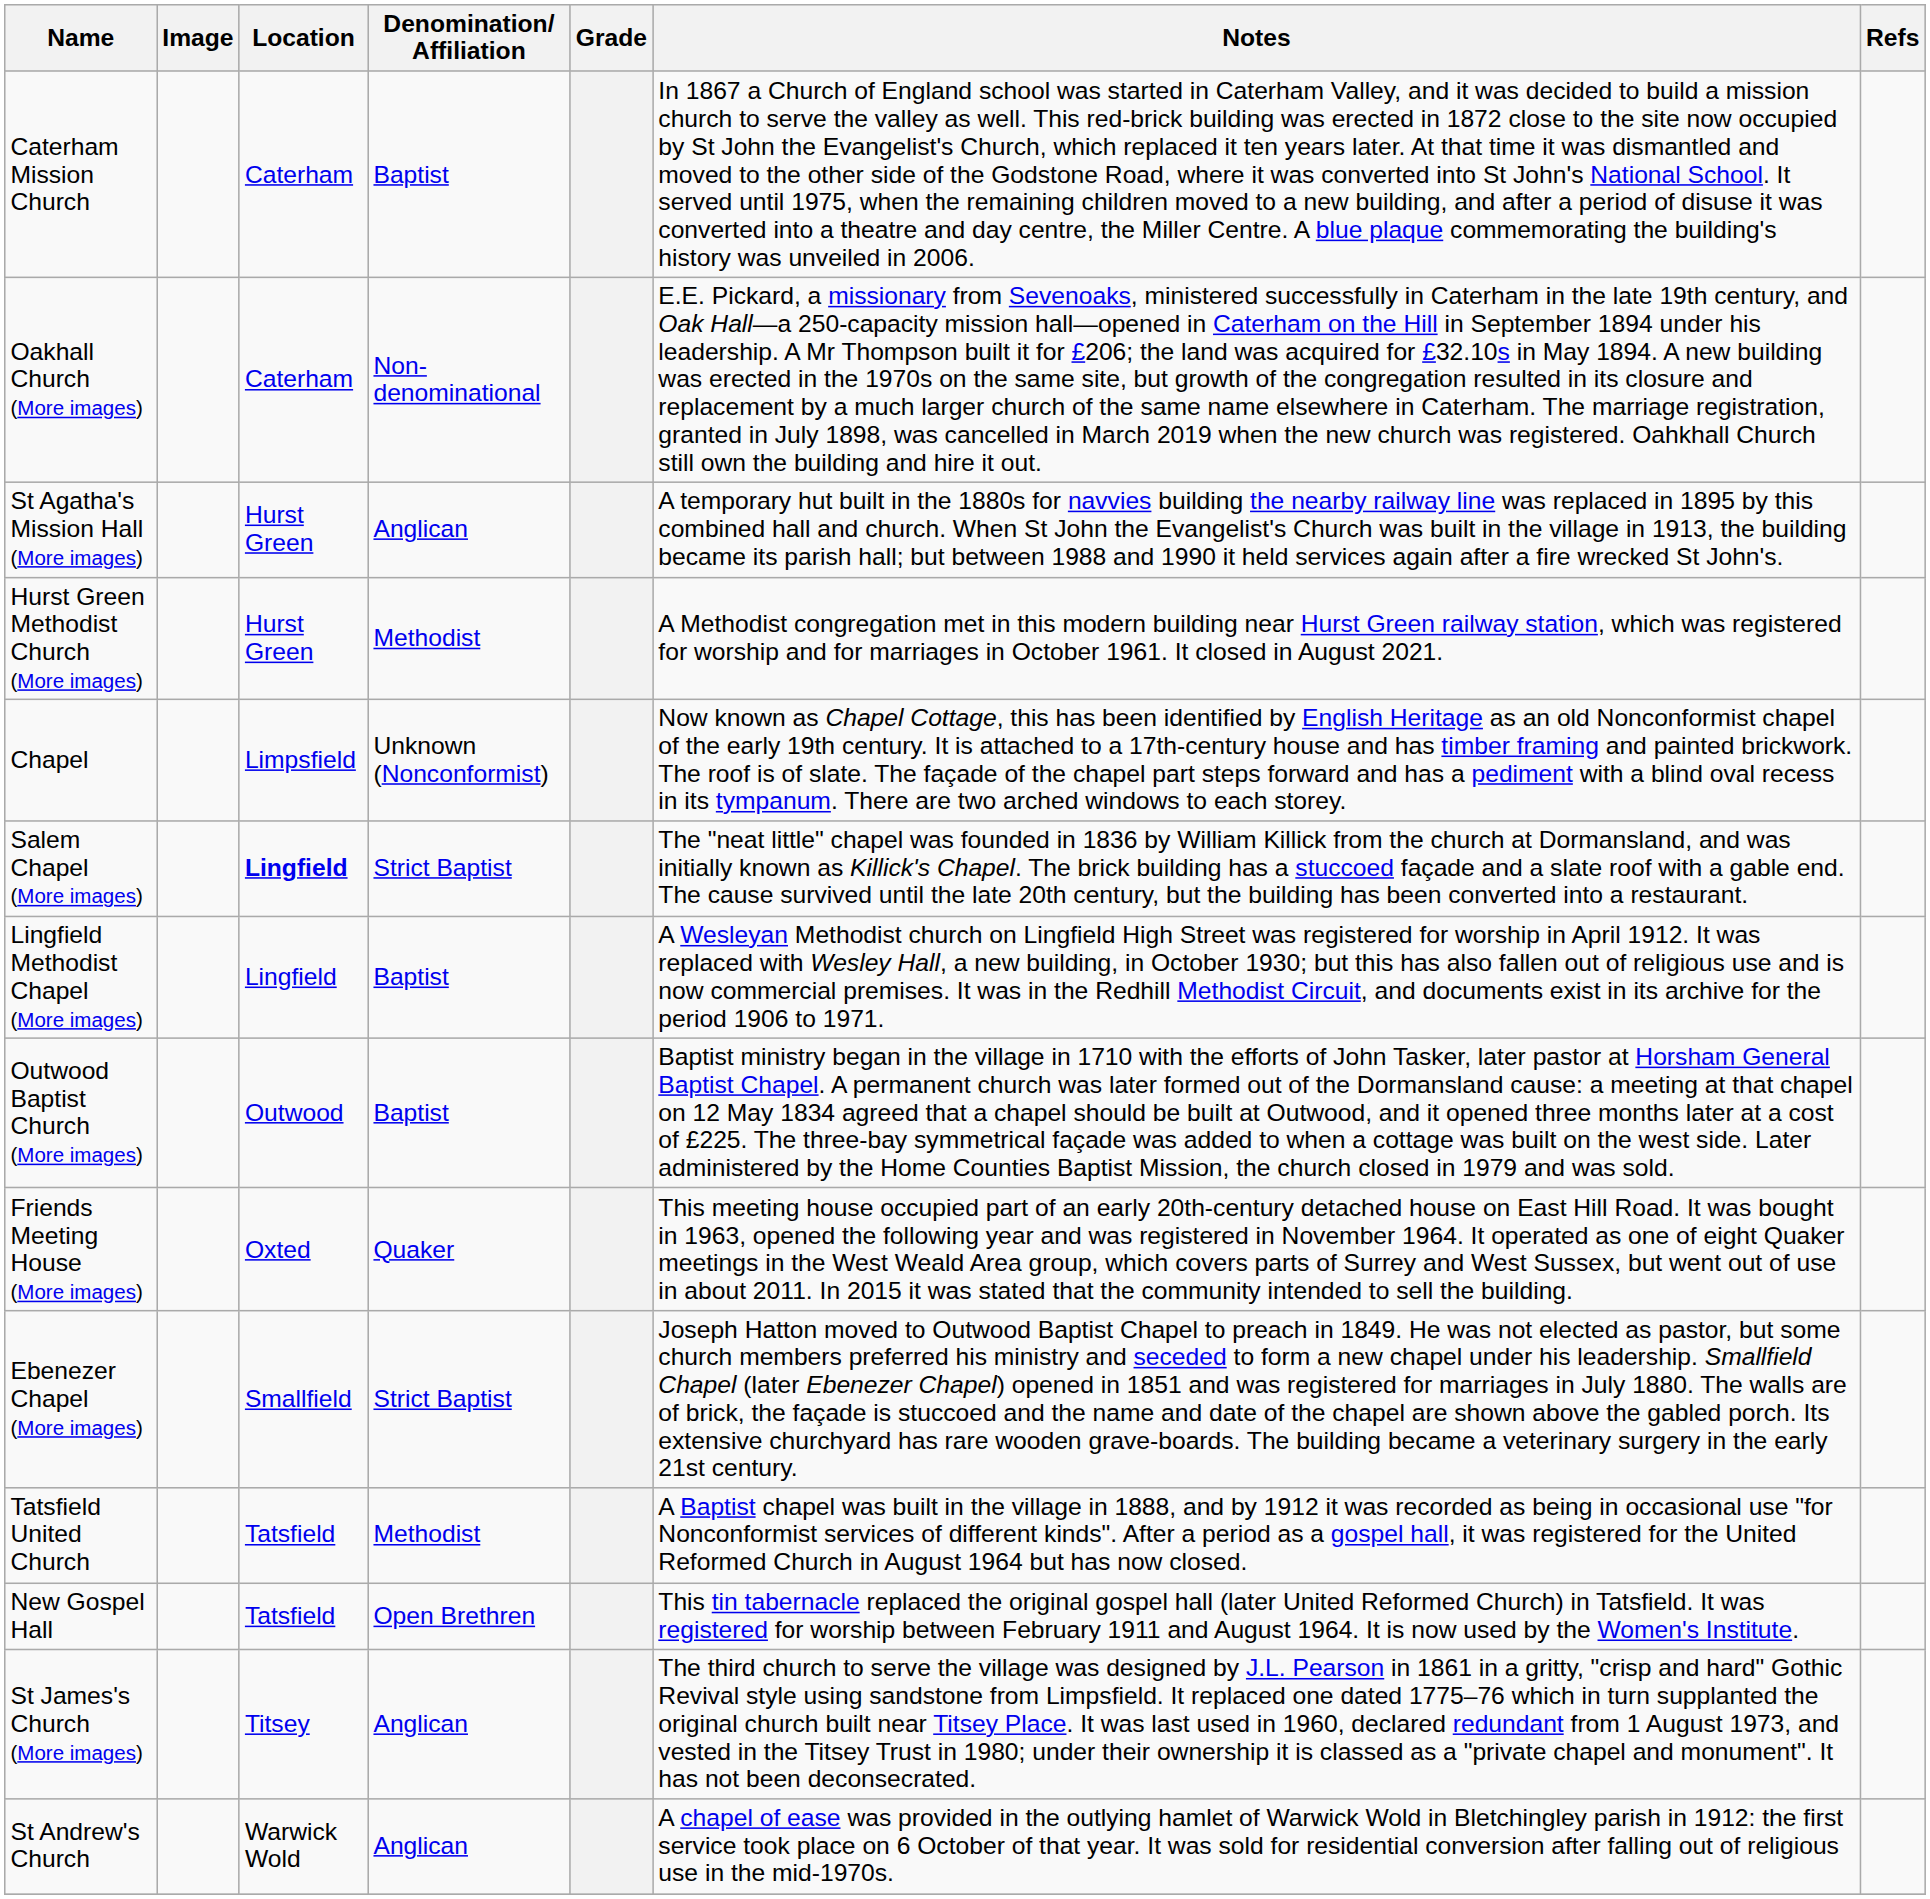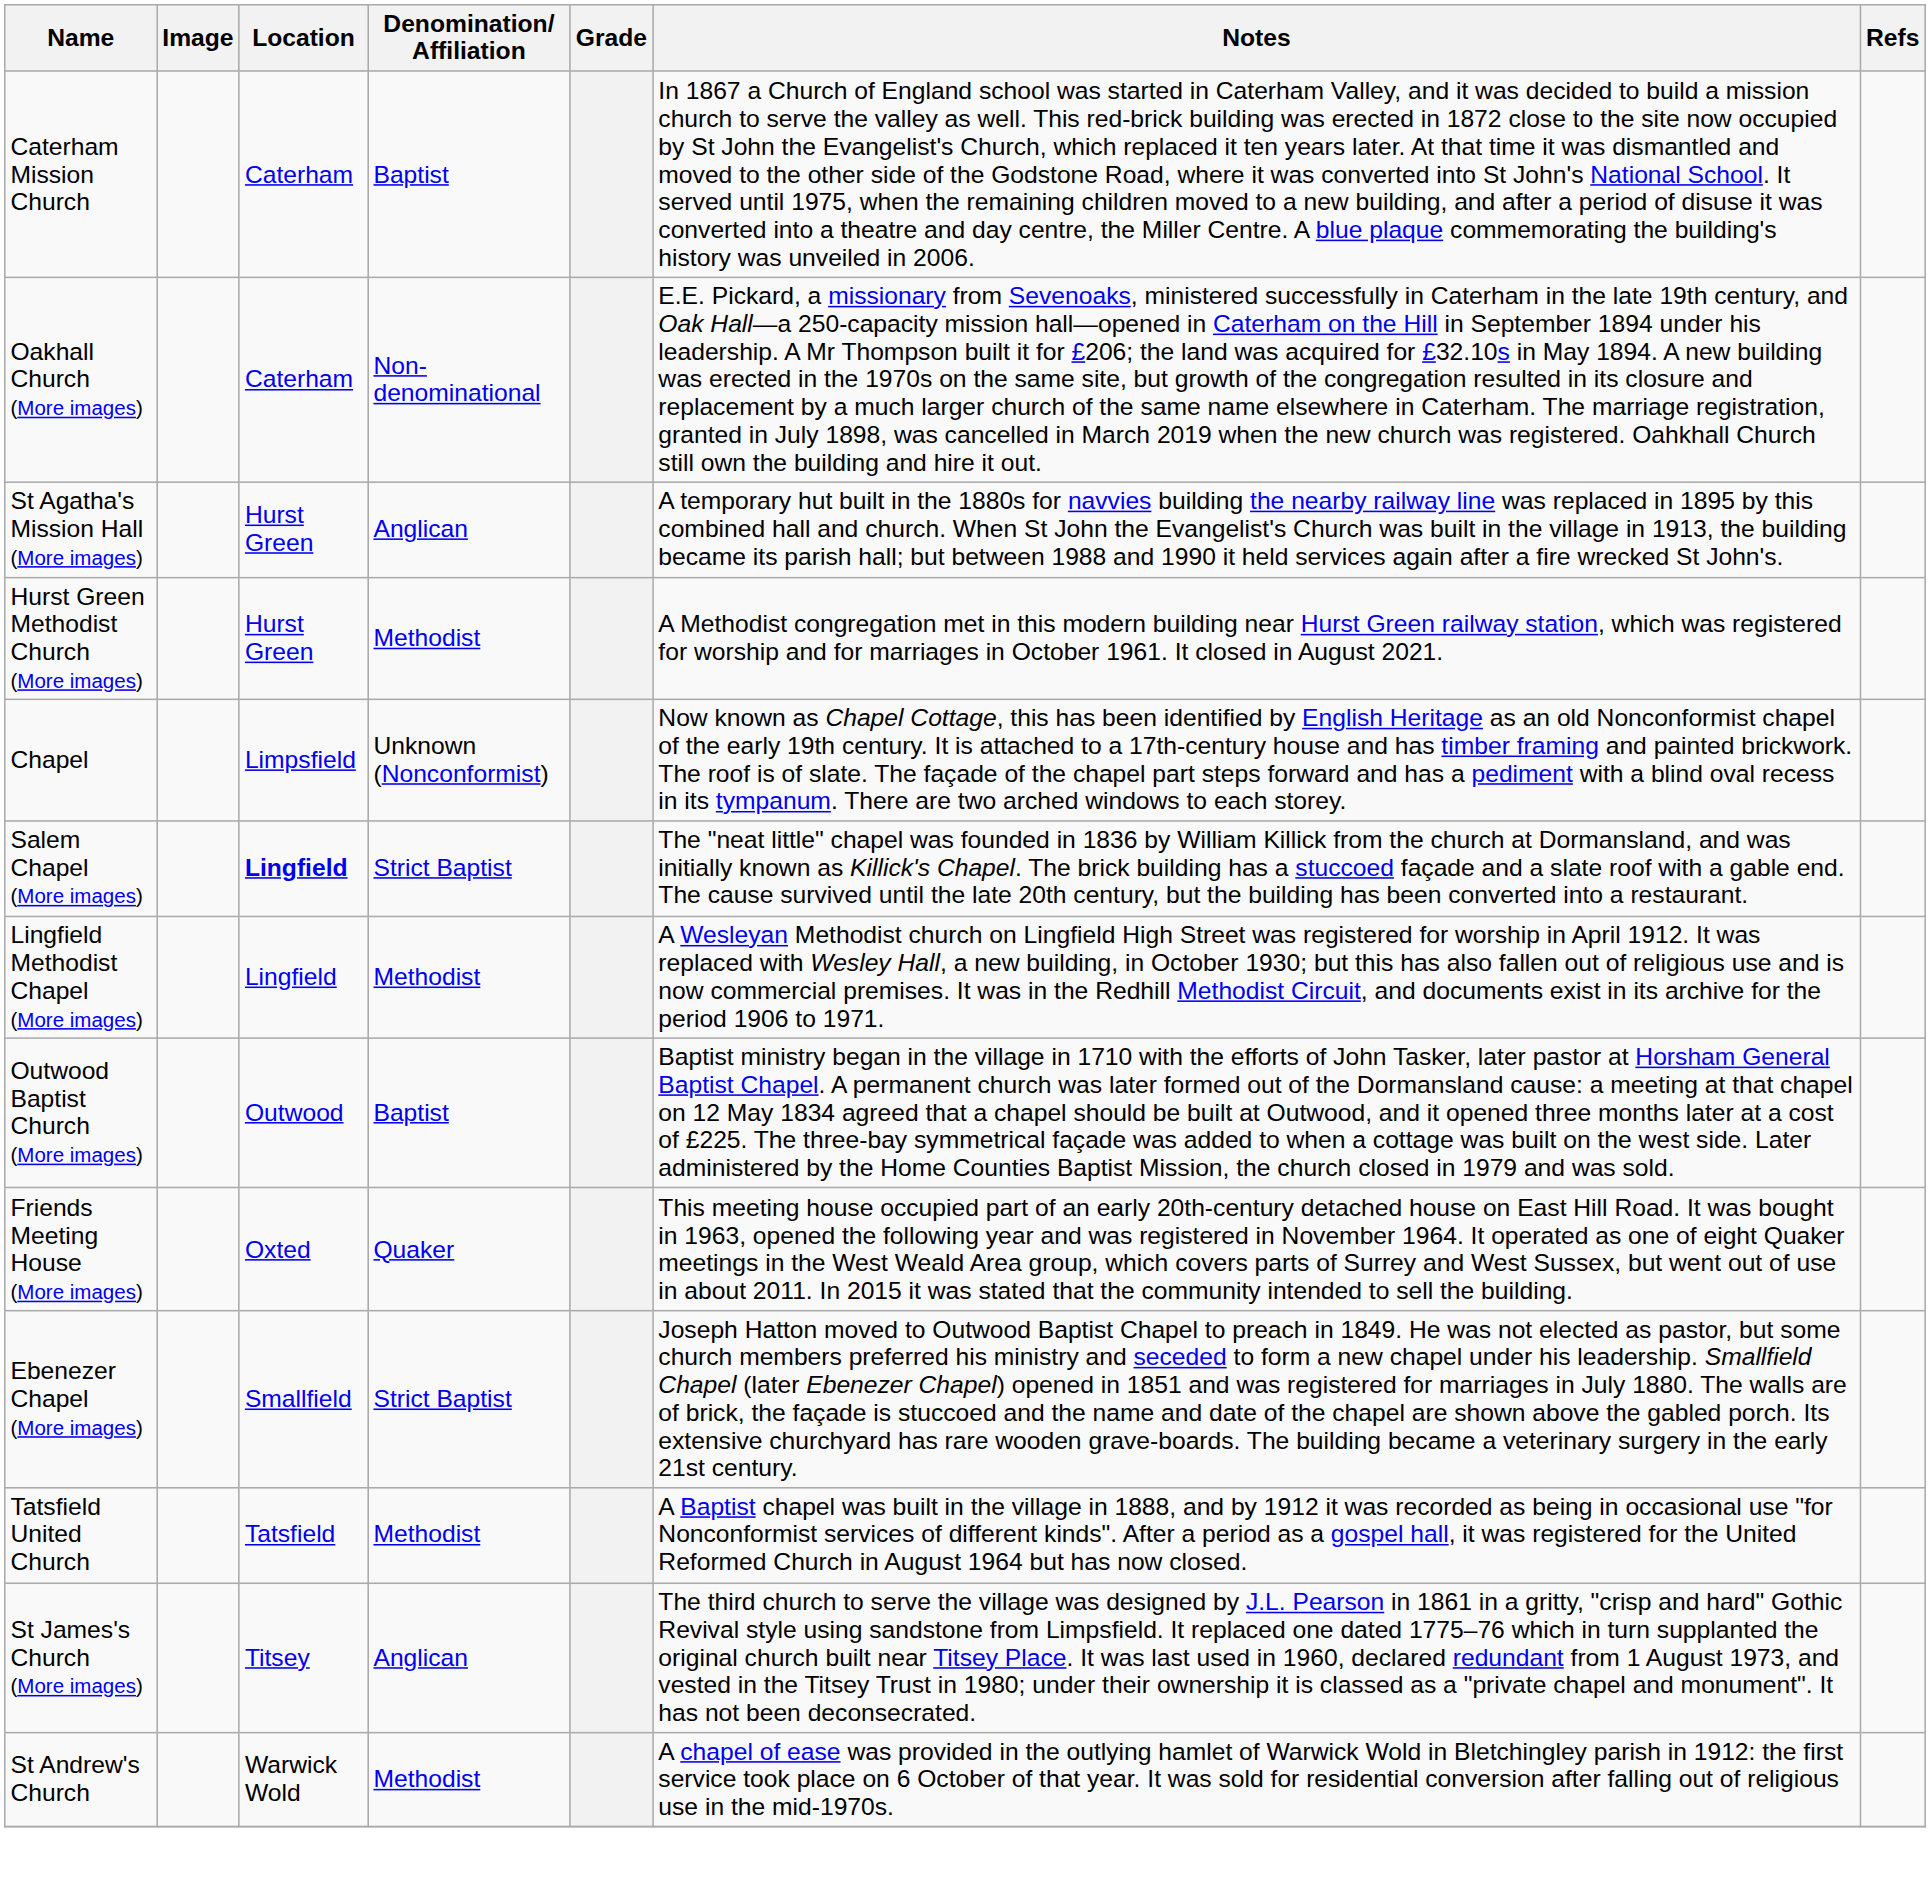(411, 976) Baptist -> (427, 976) Methodist
- row: (78, 1615)
(421, 1846) Anglican -> (427, 1779) Methodist
